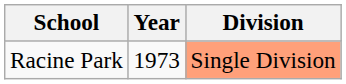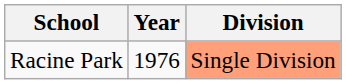(157, 59) 1973 -> (157, 59) 1976
